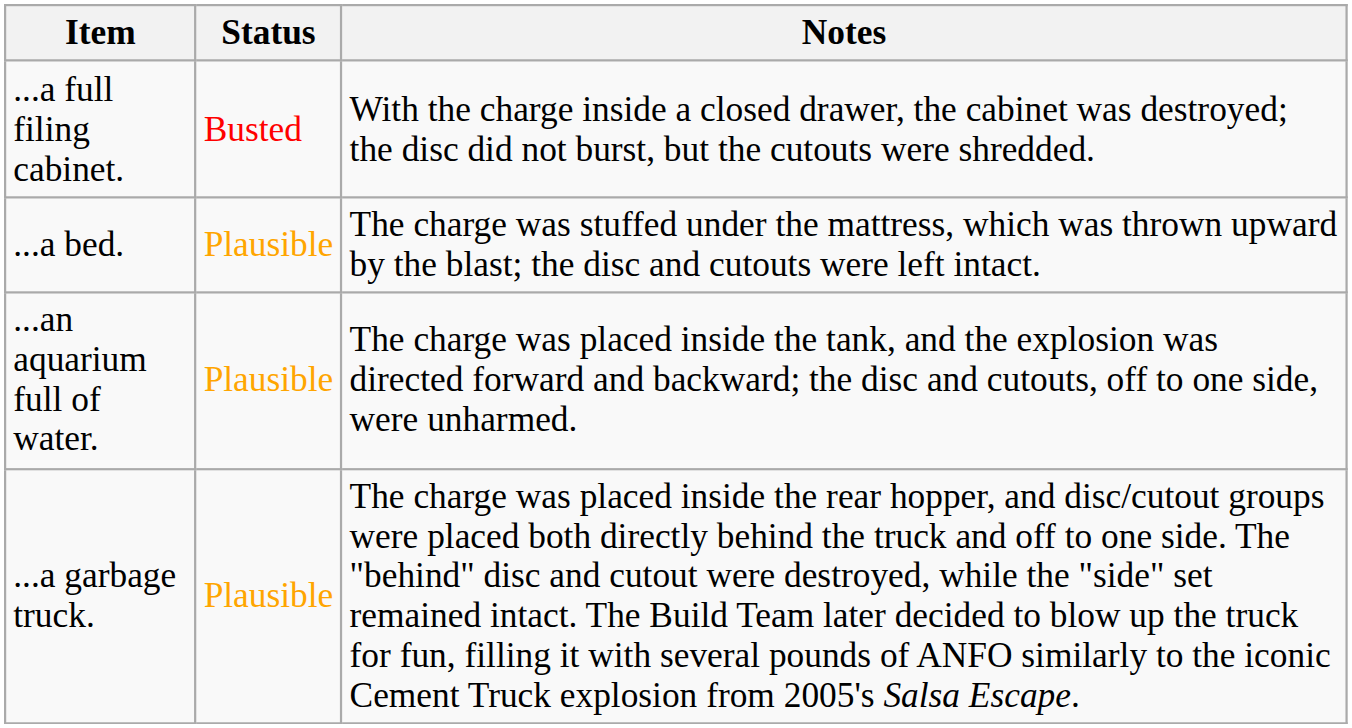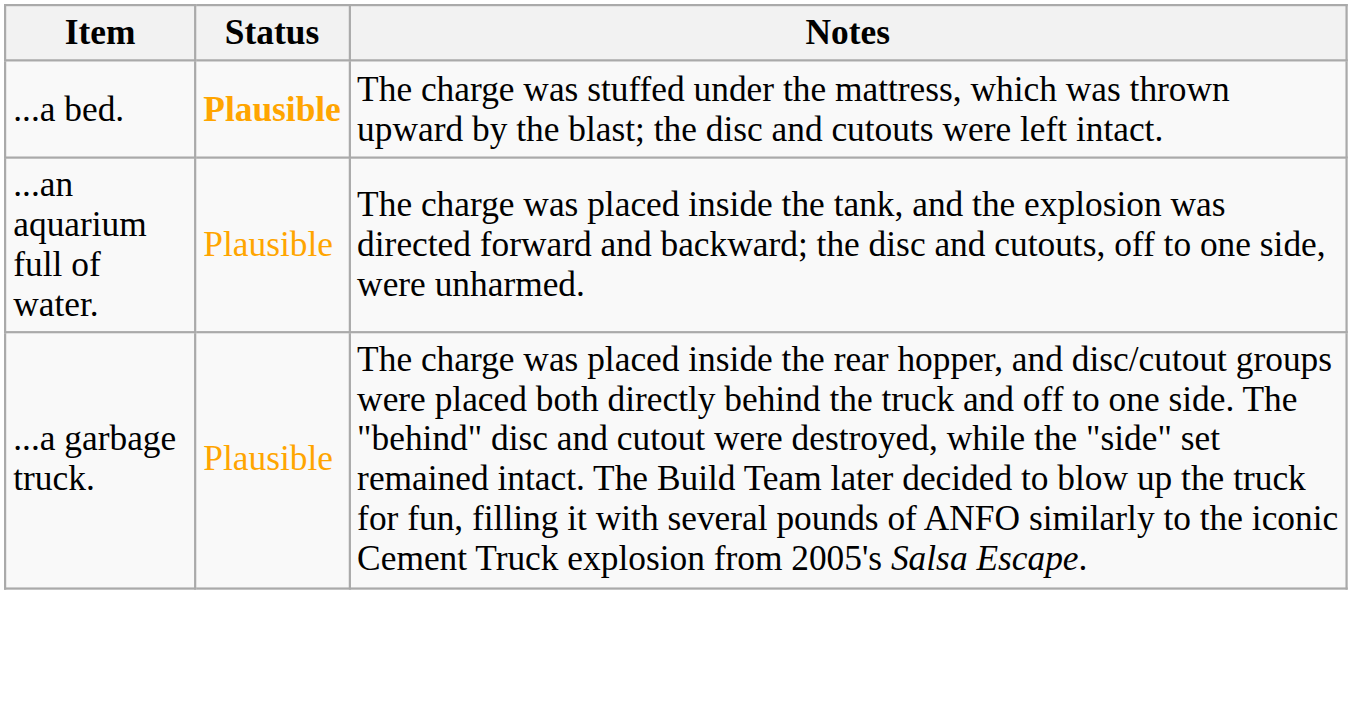- row: (69, 128)
(268, 244) normal -> (272, 108) bold
